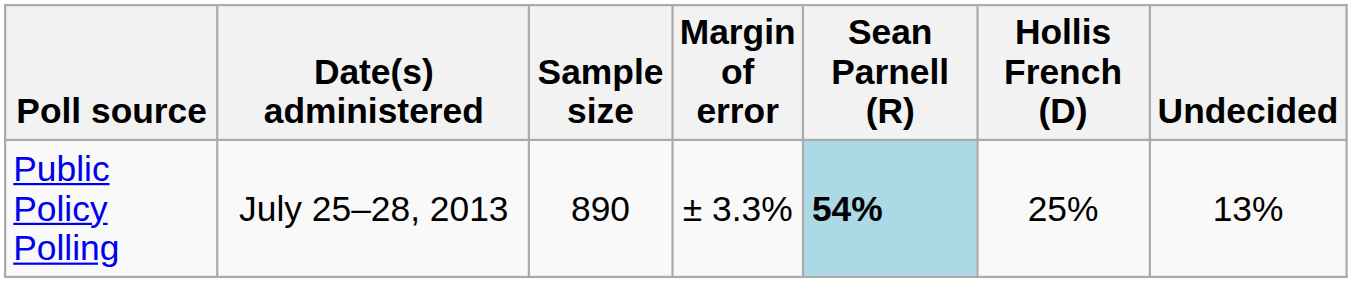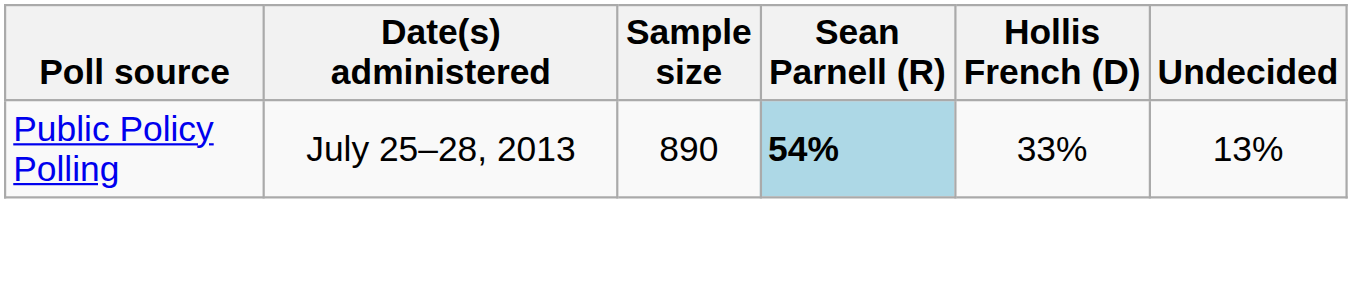- column: (738, 72)
(1063, 207) 25% -> (1052, 148) 33%
